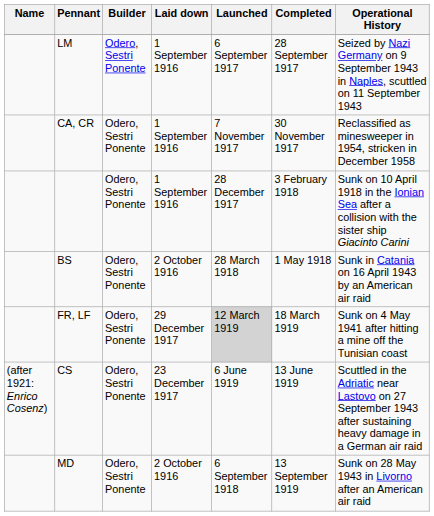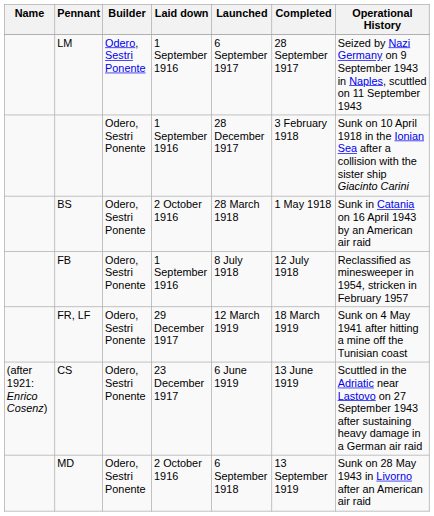- row: (76, 123)
+ row: (64, 259)
(237, 321) lightgrey background -> (237, 321) no background
